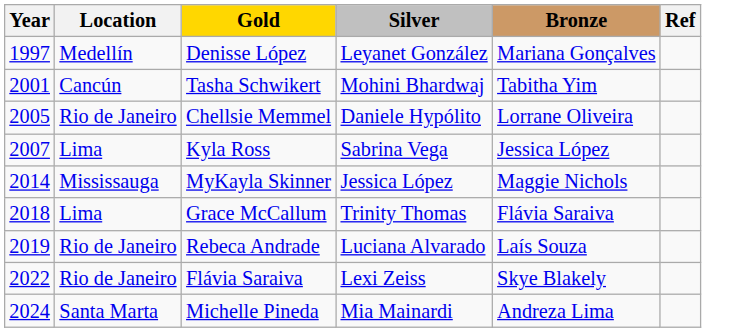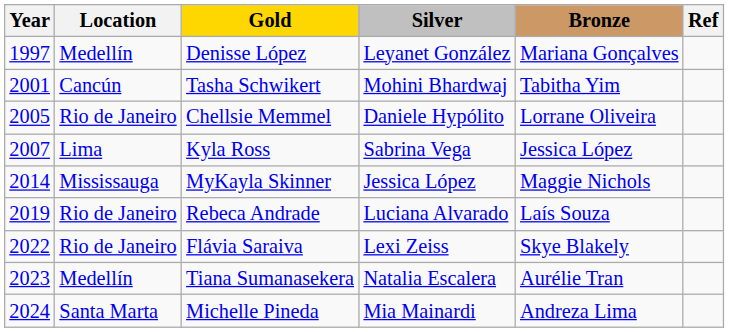- row: (256, 213)
+ row: (270, 278)
